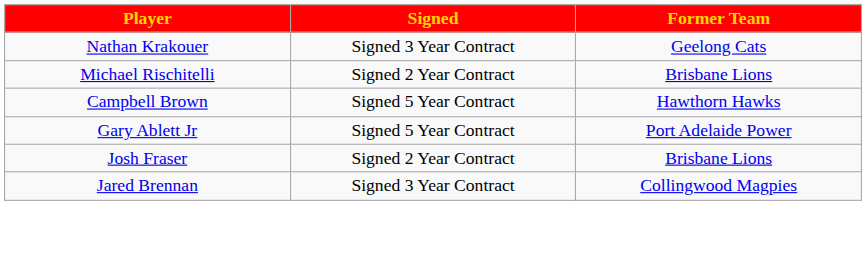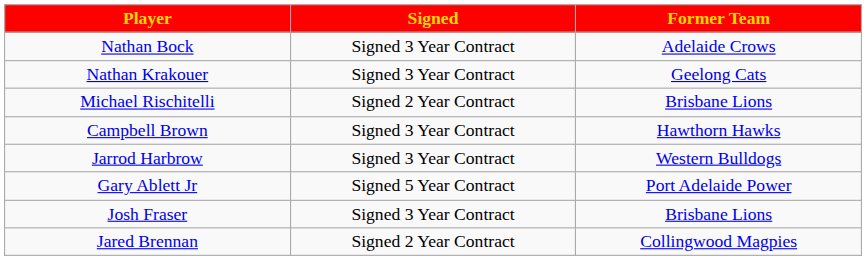+ row: (147, 46)
(433, 102) Signed 5 Year Contract -> (433, 130) Signed 3 Year Contract
+ row: (147, 158)
(433, 158) Signed 2 Year Contract -> (433, 213) Signed 3 Year Contract
(433, 185) Signed 3 Year Contract -> (433, 241) Signed 2 Year Contract
